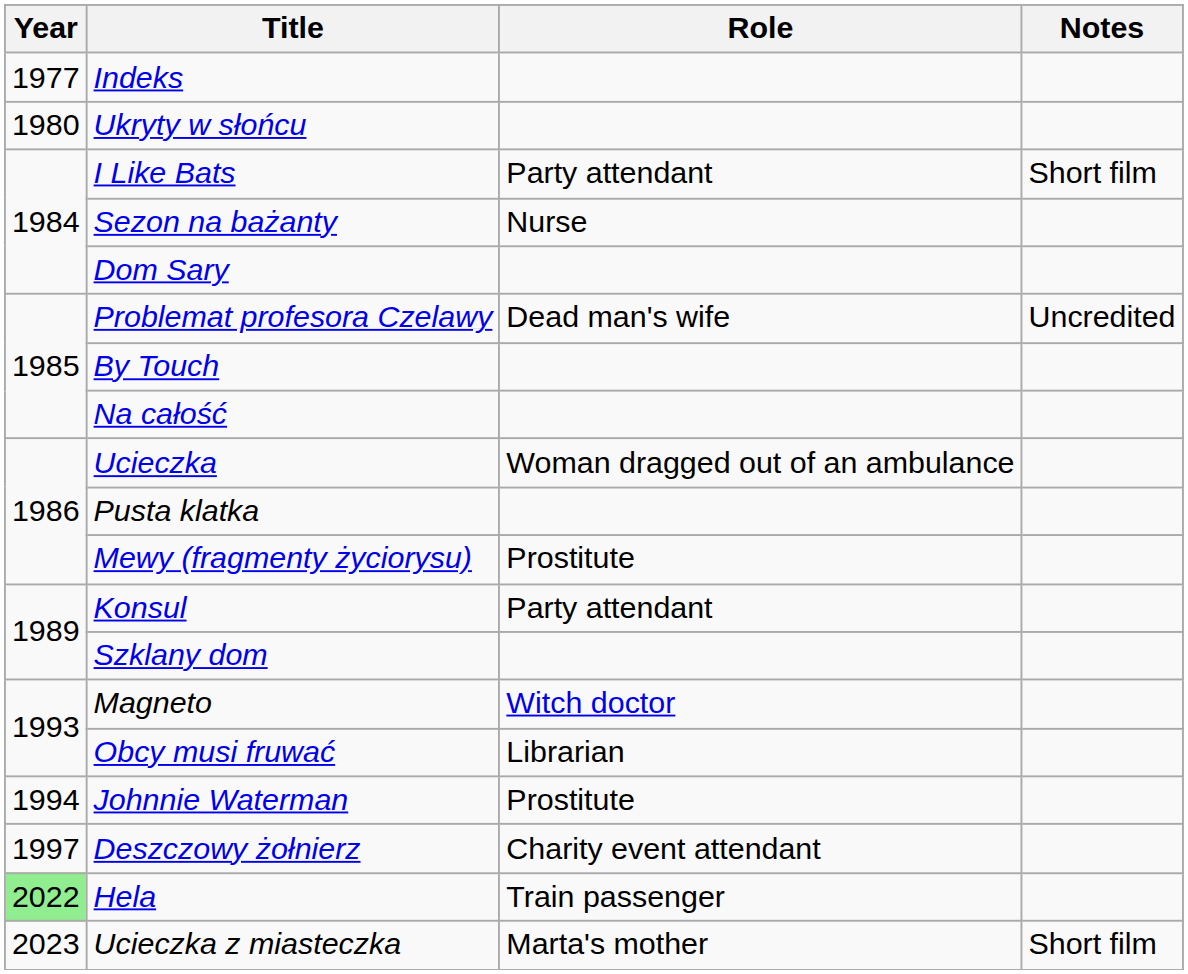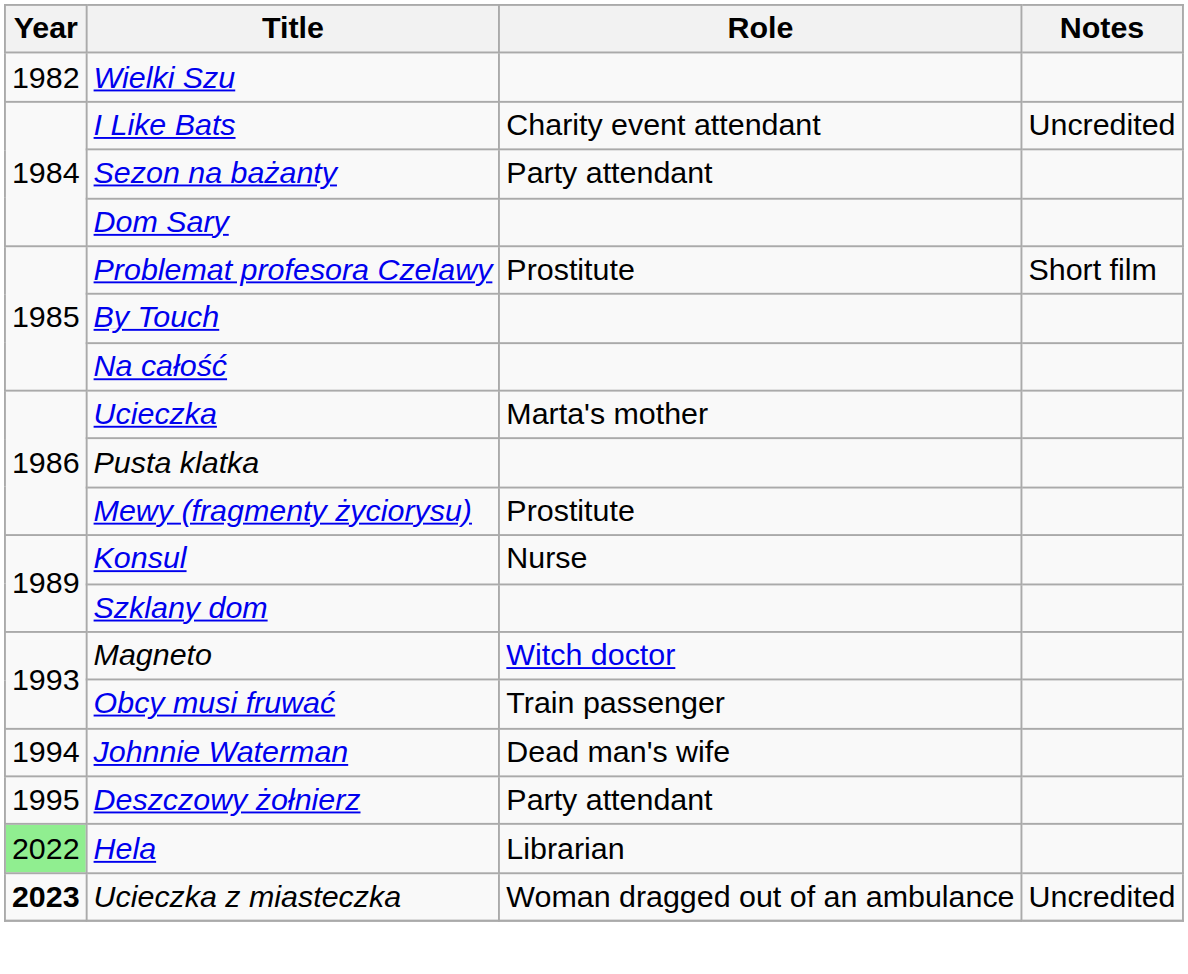- row: (138, 76)
- row: (200, 125)
+ row: (164, 76)
(609, 173) Party attendant -> (664, 125) Charity event attendant
(1093, 173) Short film -> (1102, 125) Uncredited
(547, 221) Nurse -> (609, 173) Party attendant
(618, 317) Dead man's wife -> (571, 269) Prostitute
(1102, 317) Uncredited -> (1093, 269) Short film
(760, 462) Woman dragged out of an ambulance -> (607, 414) Marta's mother
(609, 607) Party attendant -> (547, 558) Nurse
(566, 751) Librarian -> (616, 703) Train passenger
(571, 800) Prostitute -> (618, 751) Dead man's wife
(46, 848) 1997 -> (46, 800) 1995
(664, 848) Charity event attendant -> (609, 800) Party attendant
(616, 896) Train passenger -> (566, 848) Librarian
(46, 944) normal -> (46, 896) bold
(607, 944) Marta's mother -> (760, 896) Woman dragged out of an ambulance
(1093, 944) Short film -> (1102, 896) Uncredited
